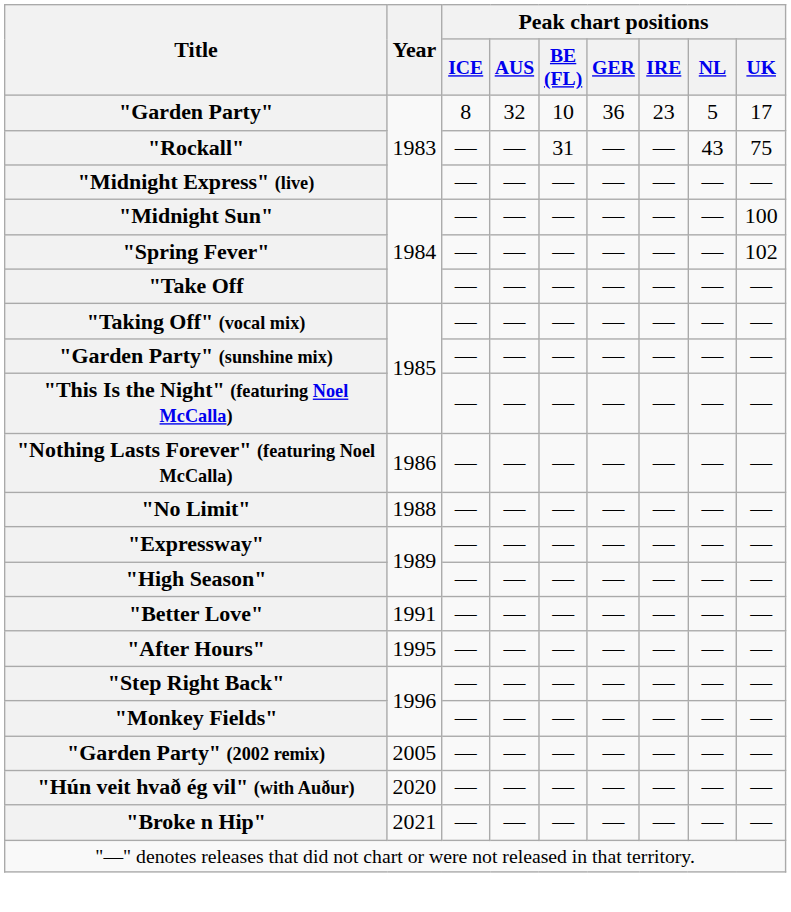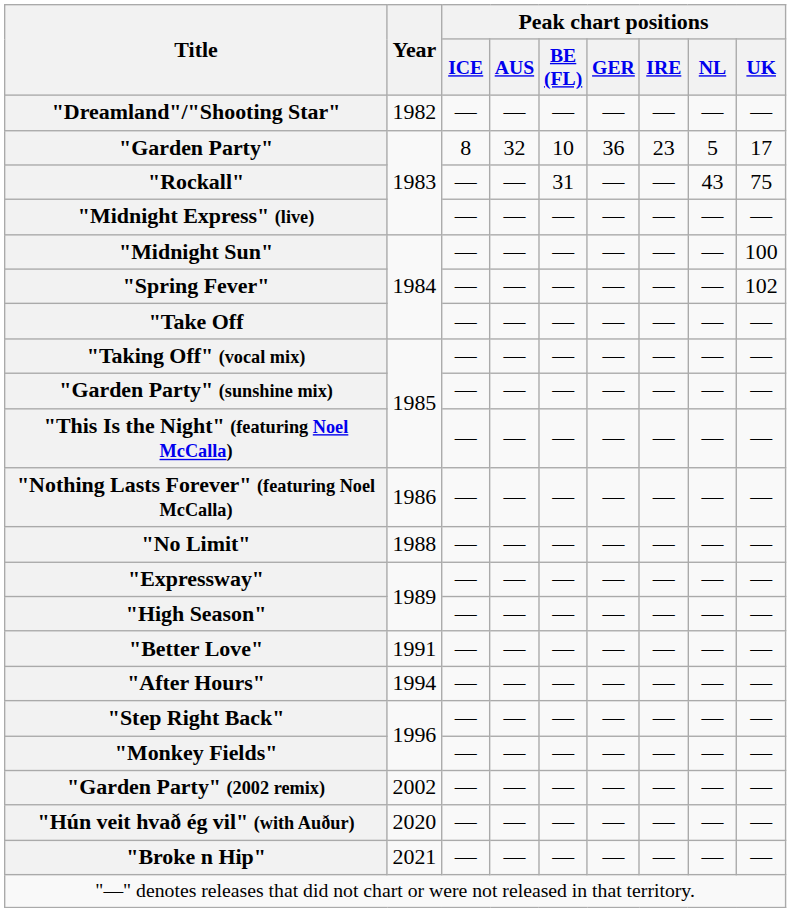+ row: (196, 112)
(414, 648) 1995 -> (414, 683) 1994
(414, 752) 2005 -> (414, 787) 2002
